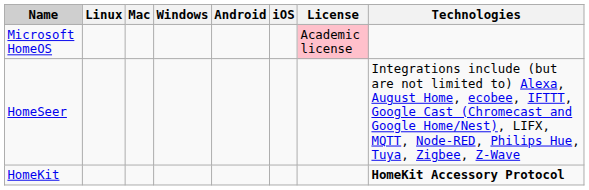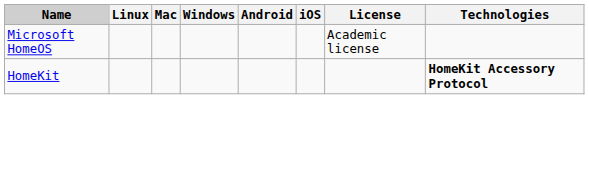(330, 42) pink background -> (357, 42) no background
- row: (37, 112)
